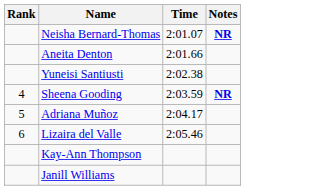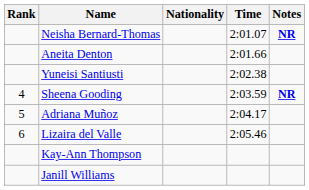+ column: (195, 14)
